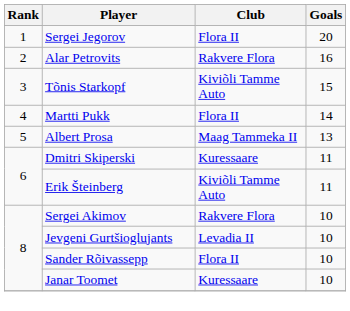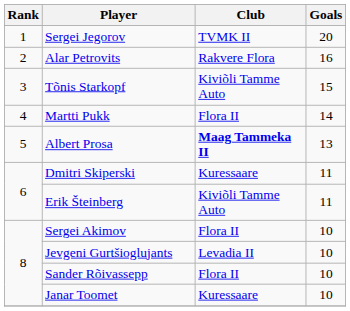(219, 36) Flora II -> (224, 36) TVMK II
(248, 136) normal -> (245, 144) bold
(237, 215) Rakvere Flora -> (219, 231) Flora II
